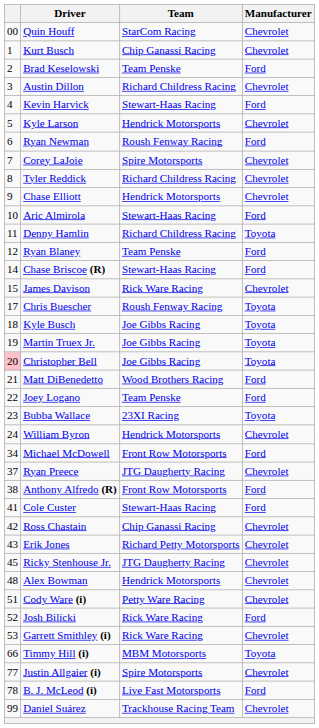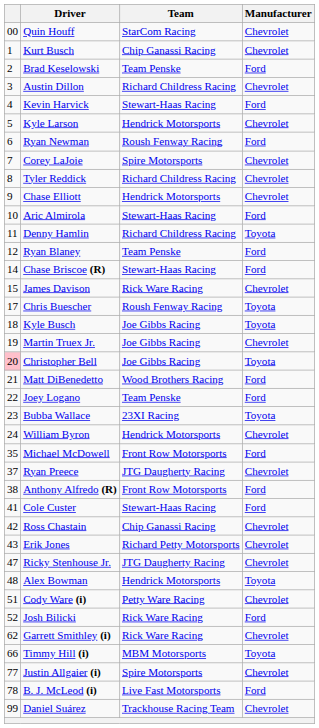(260, 343) Toyota -> (267, 343) Chevrolet
(12, 452) 34 -> (12, 452) 35
(12, 562) 45 -> (12, 562) 47
(267, 580) Chevrolet -> (260, 580) Toyota
(12, 635) 53 -> (12, 635) 62
